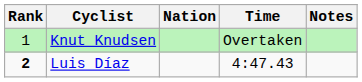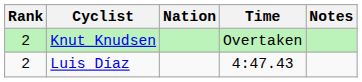(26, 40) 1 -> (26, 40) 2
(26, 64) bold -> (26, 64) normal
